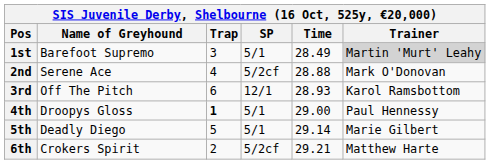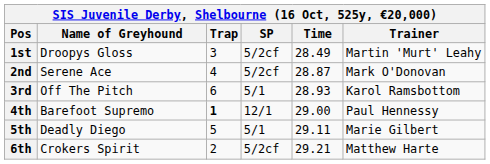(97, 53) Barefoot Supremo -> (86, 53) Droopys Gloss
(254, 53) 5/1 -> (262, 53) 5/2cf
(414, 53) lightgrey background -> (414, 53) no background
(313, 72) 28.88 -> (313, 72) 28.87
(258, 91) 12/1 -> (254, 91) 5/1
(86, 110) Droopys Gloss -> (97, 110) Barefoot Supremo
(254, 110) 5/1 -> (258, 110) 12/1
(313, 130) 29.14 -> (313, 130) 29.11
